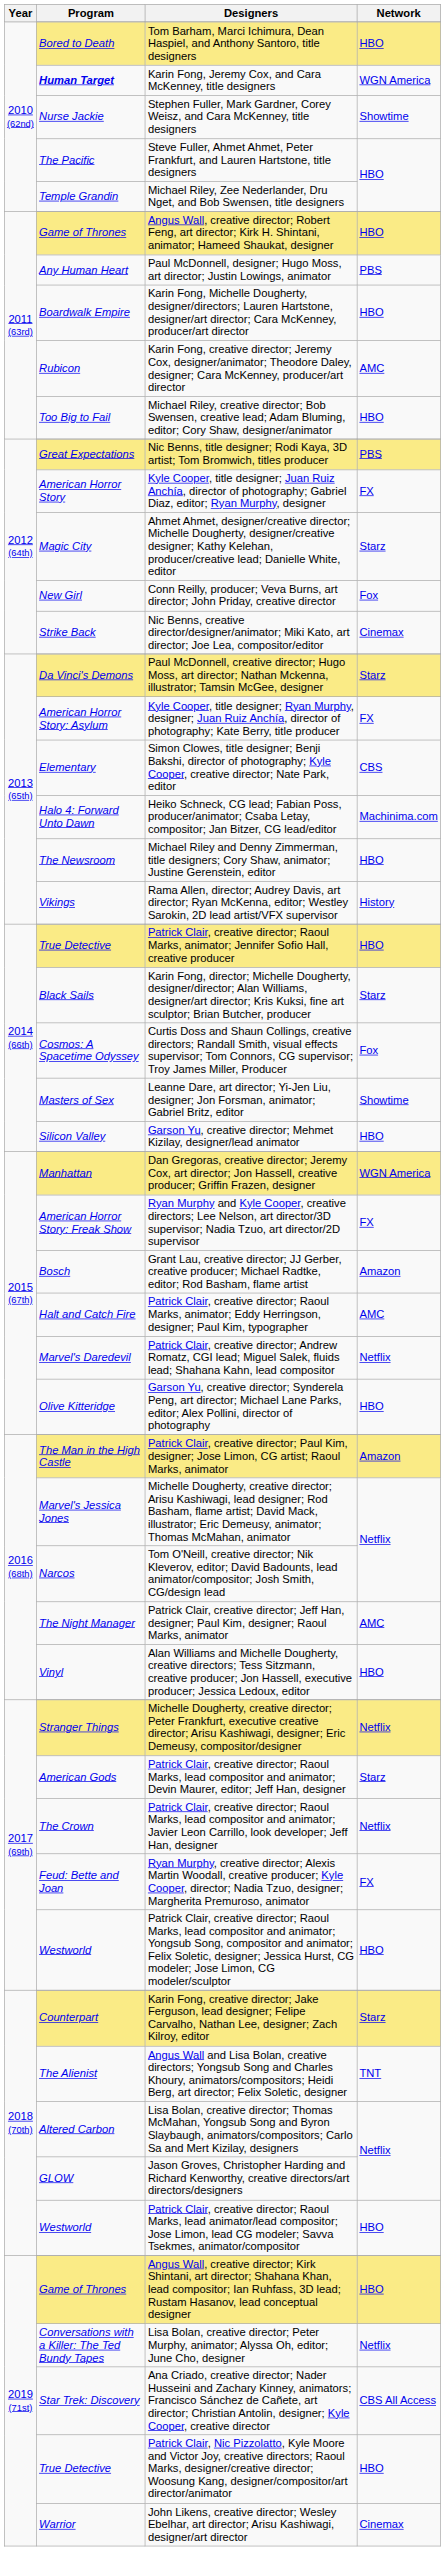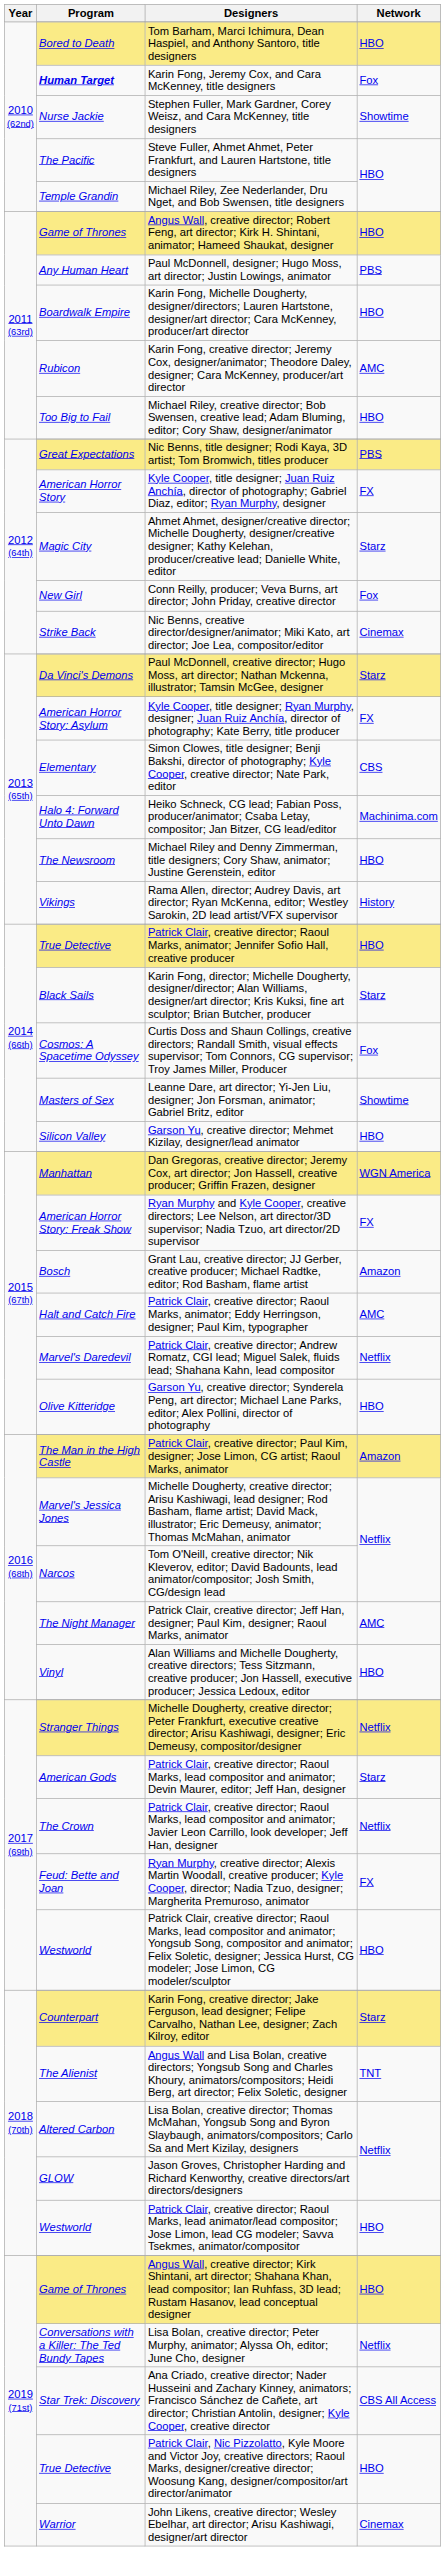(395, 80) WGN America -> (369, 80) Fox
